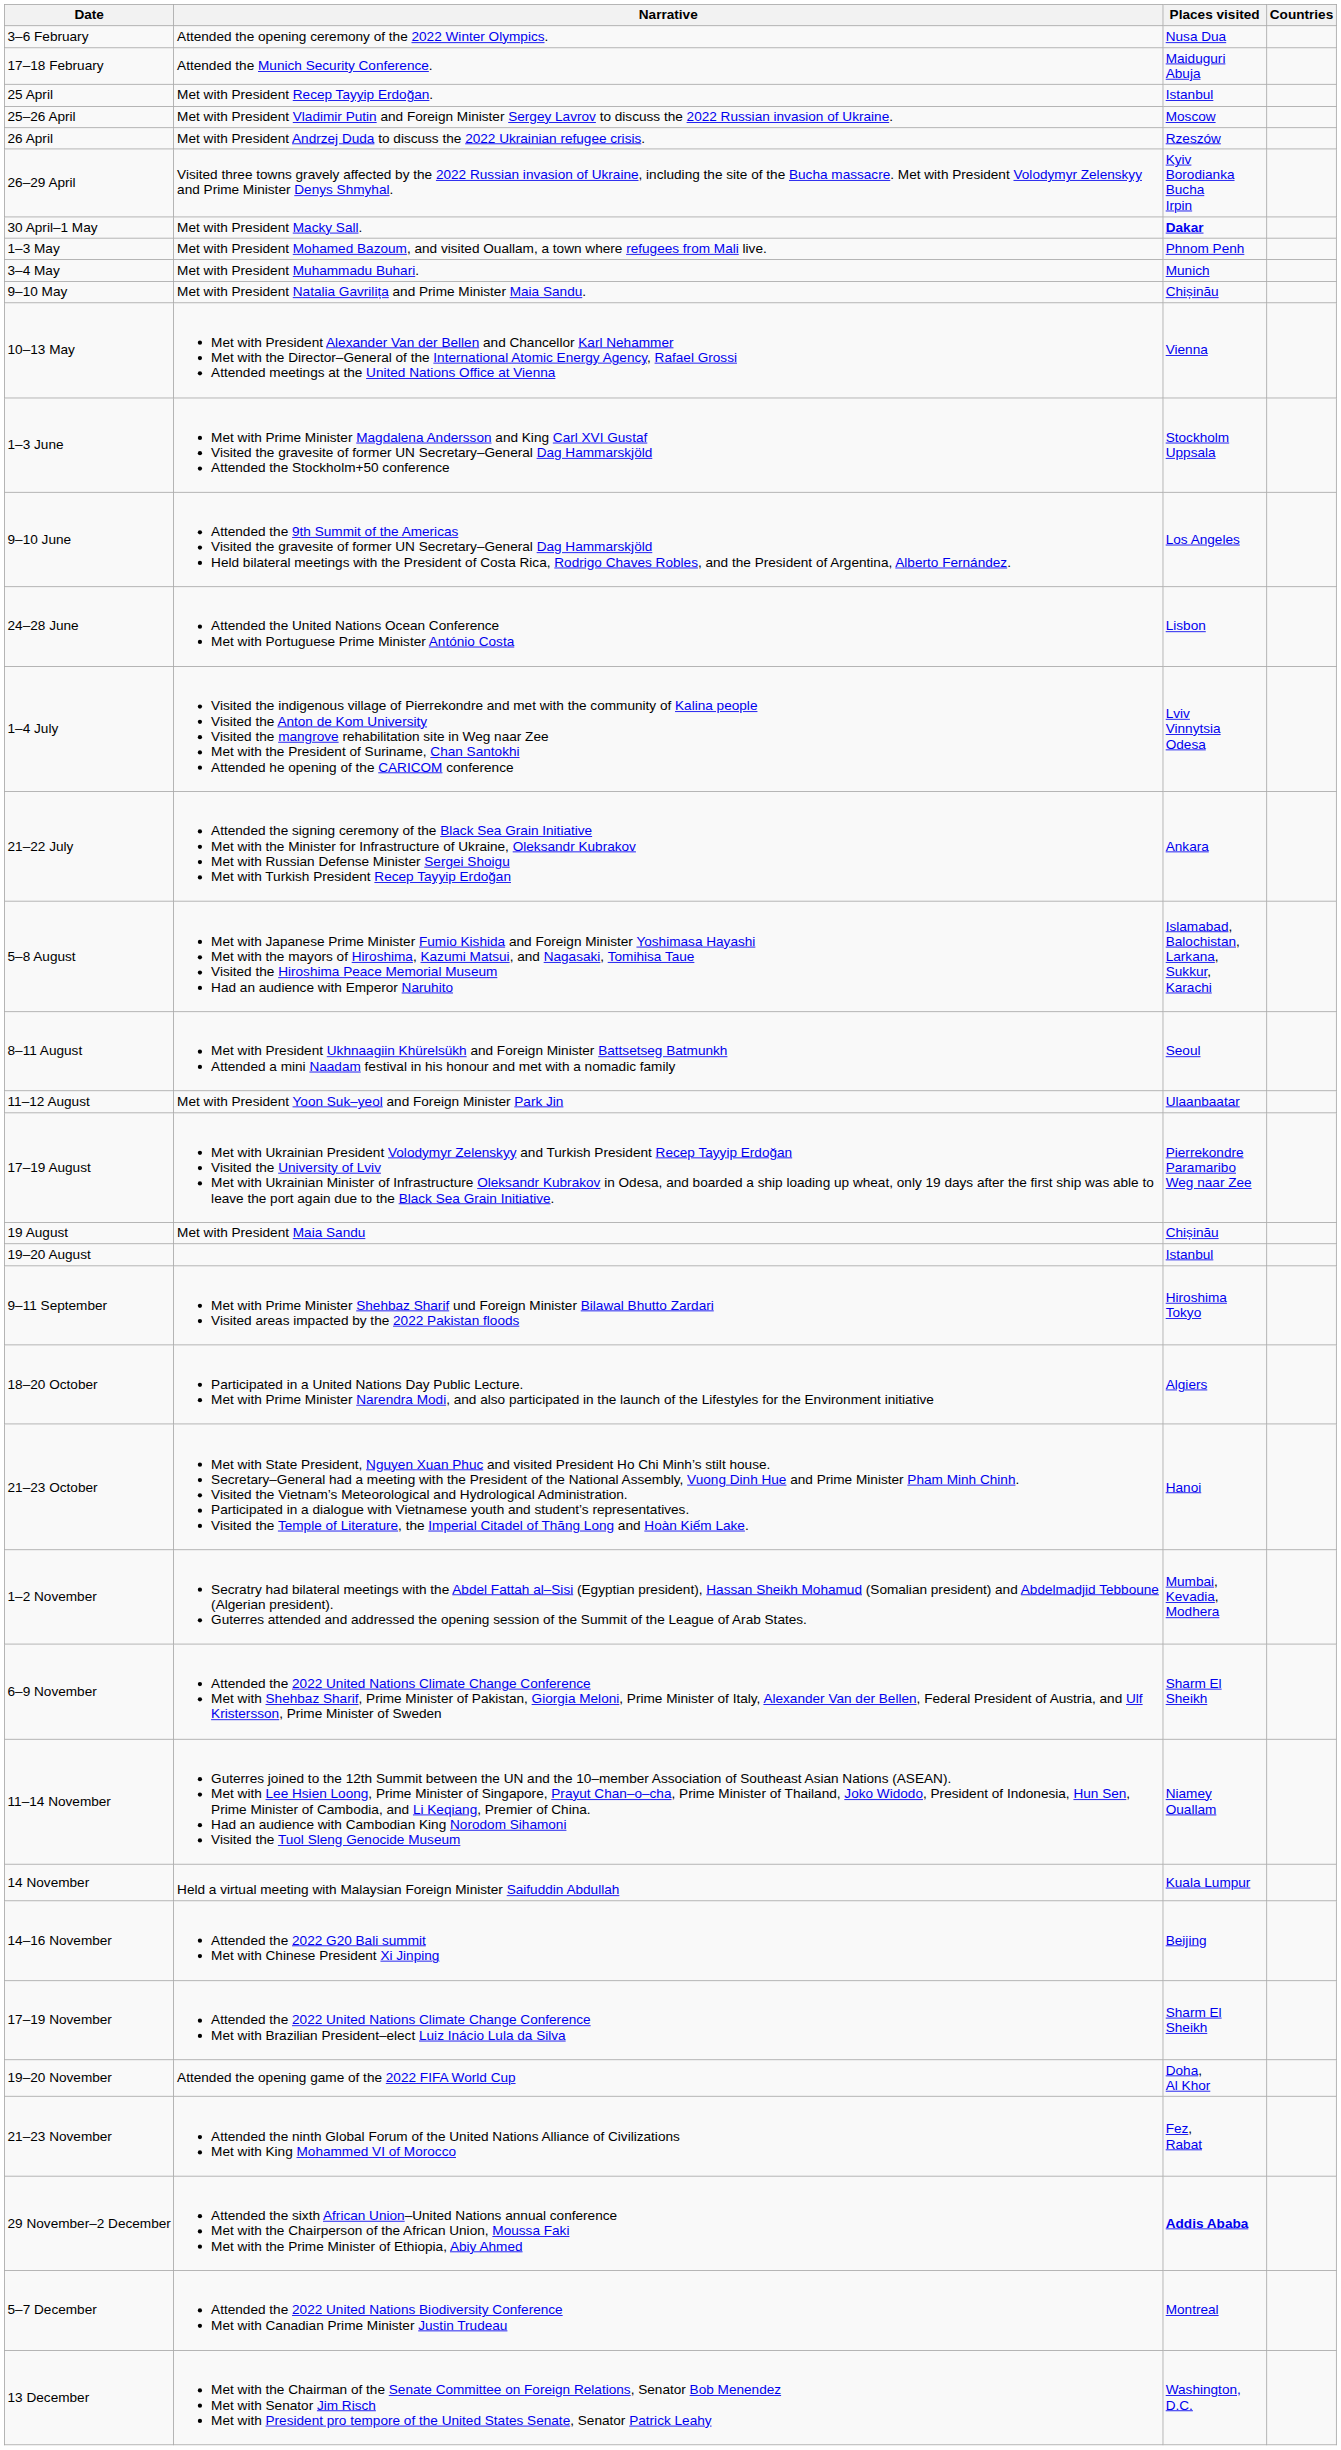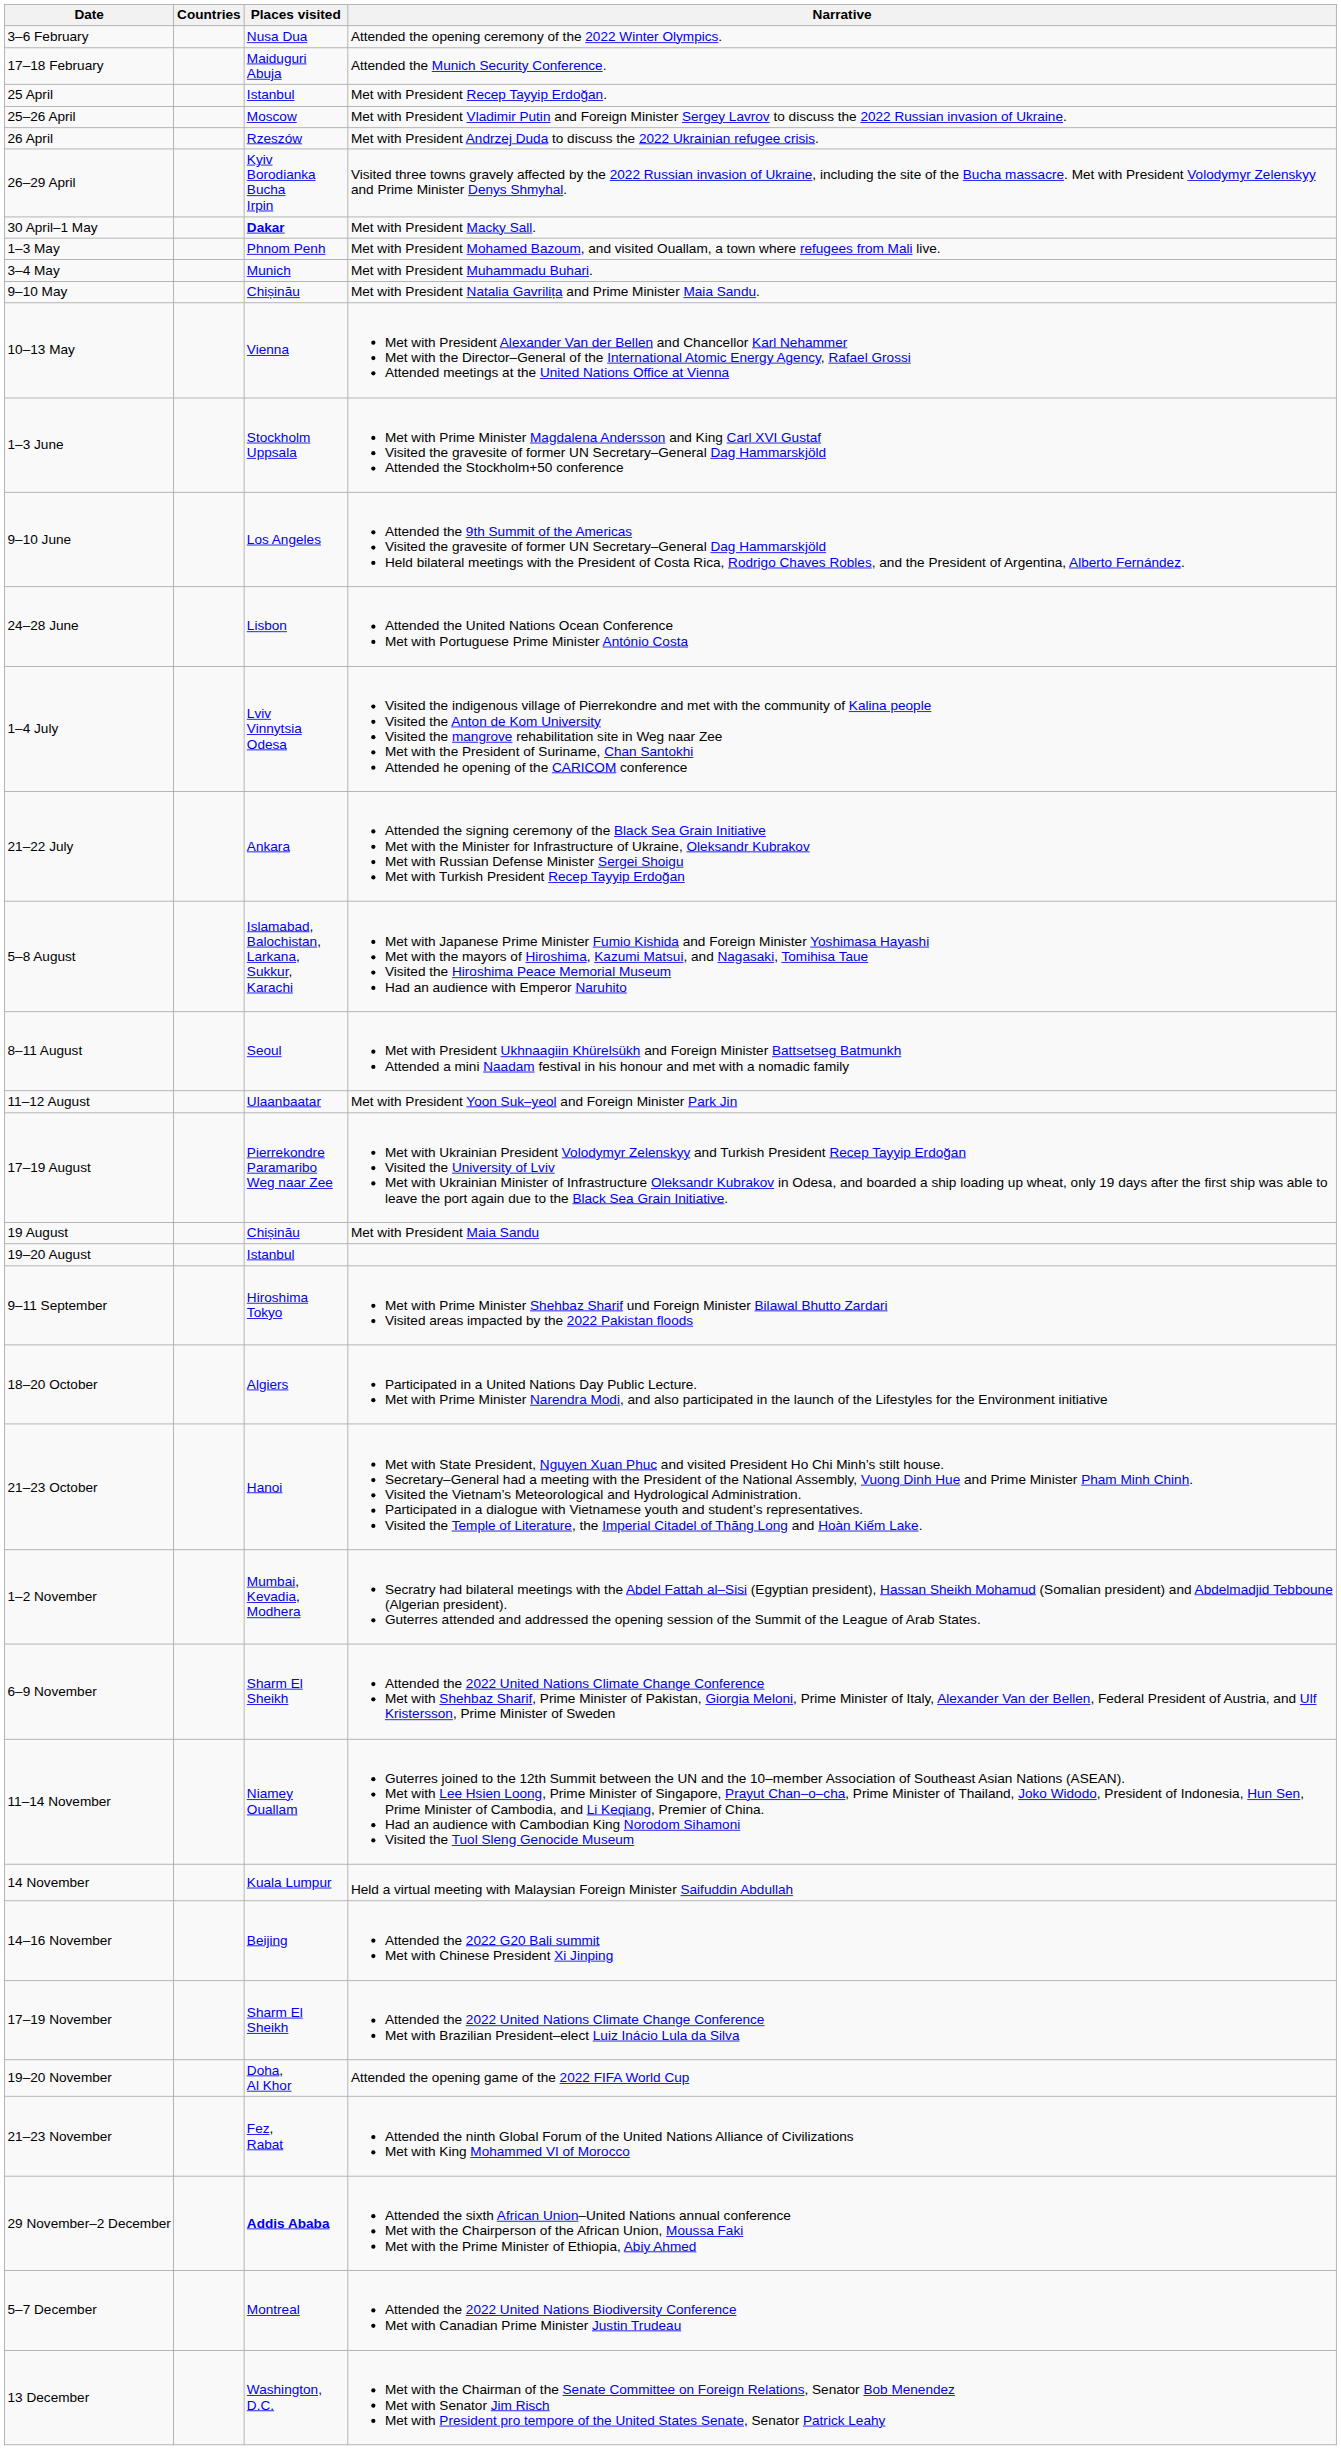columns swapped: (1301, 15) <-> (668, 15)
